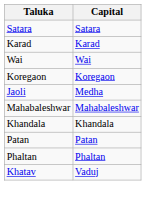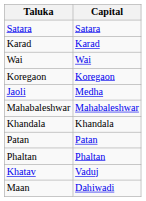+ row: (18, 188)
